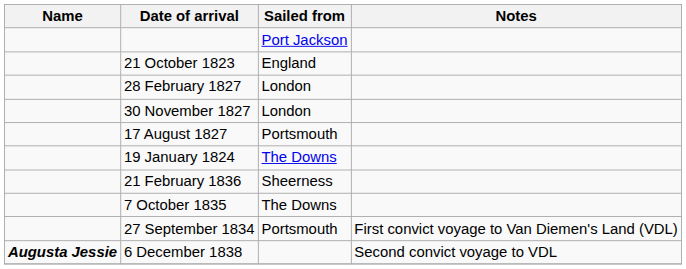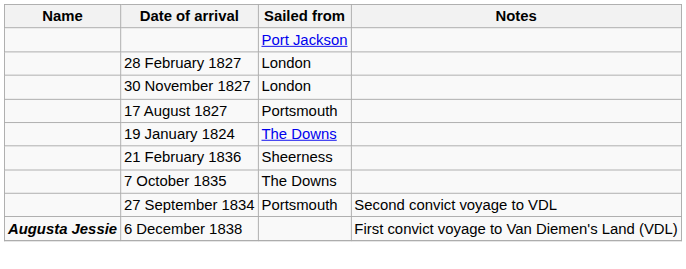- row: (179, 63)
(516, 228) First convict voyage to Van Diemen's Land (VDL) -> (456, 205) Second convict voyage to VDL
(456, 252) Second convict voyage to VDL -> (516, 228) First convict voyage to Van Diemen's Land (VDL)
